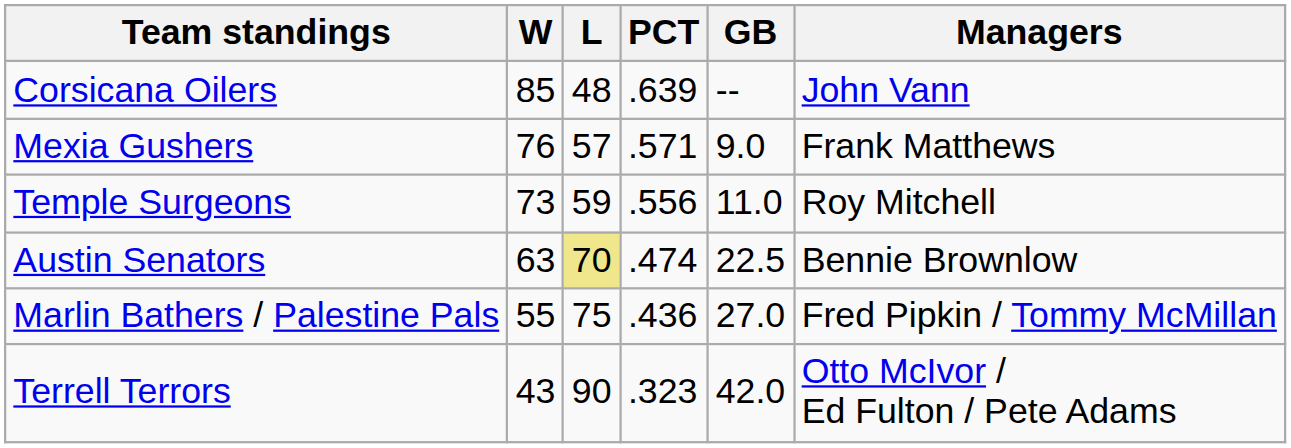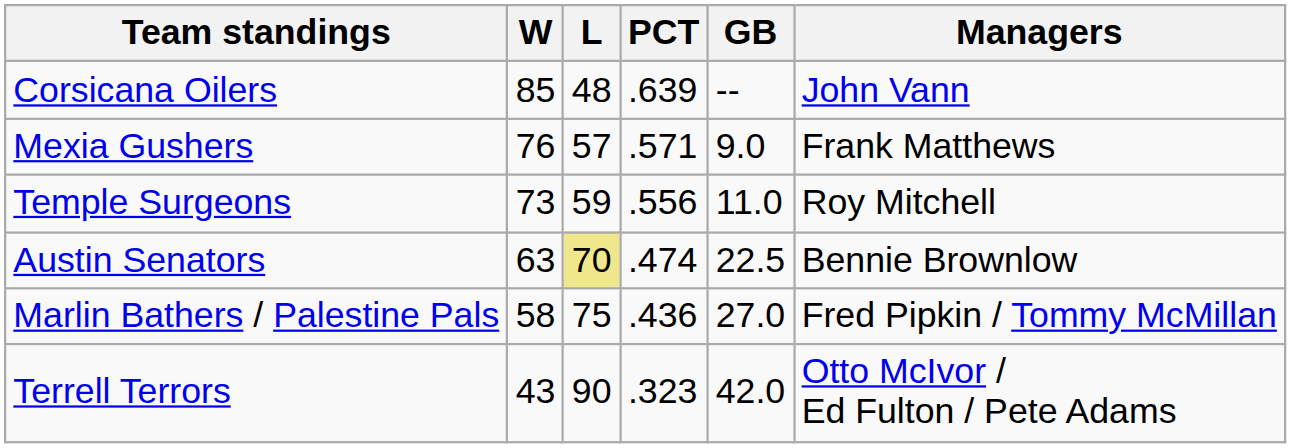(536, 315) 55 -> (536, 315) 58
